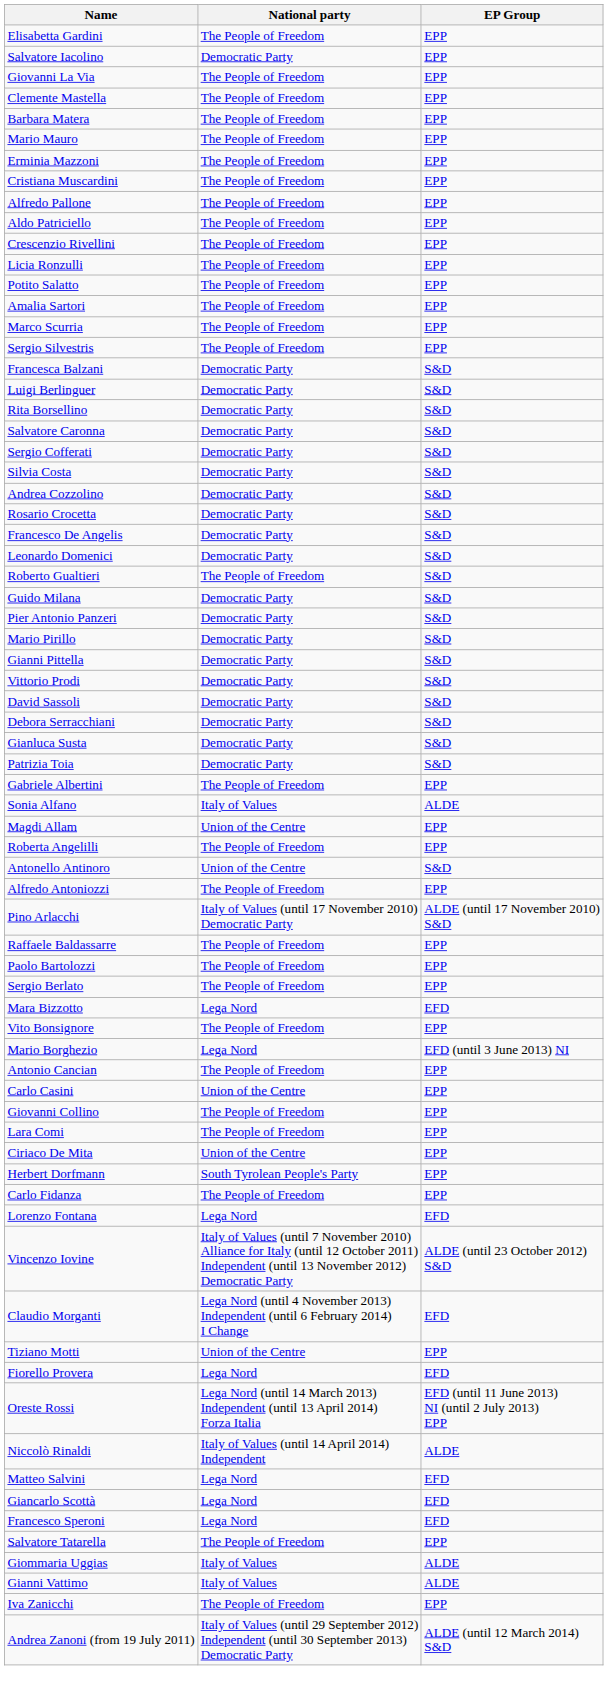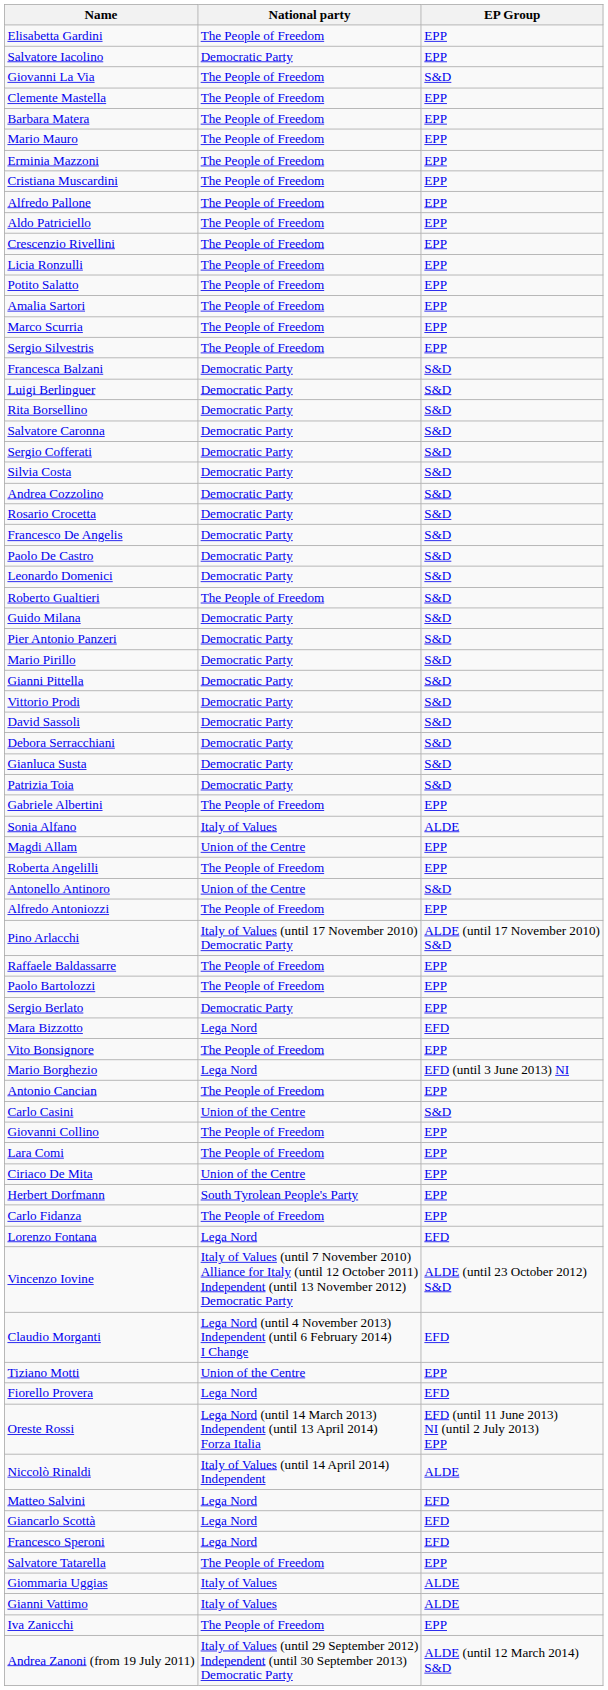(436, 77) EPP -> (438, 77) S&D
+ row: (50, 555)
(262, 986) The People of Freedom -> (247, 1007) Democratic Party
(436, 1090) EPP -> (438, 1111) S&D
